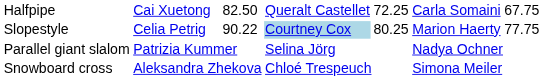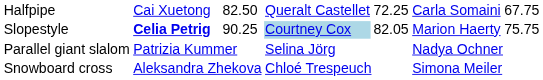(170, 29) normal -> (172, 29) bold
(240, 29) 90.22 -> (240, 29) 90.25
(391, 29) 80.25 -> (391, 29) 82.05
(522, 29) 77.75 -> (522, 29) 75.75
